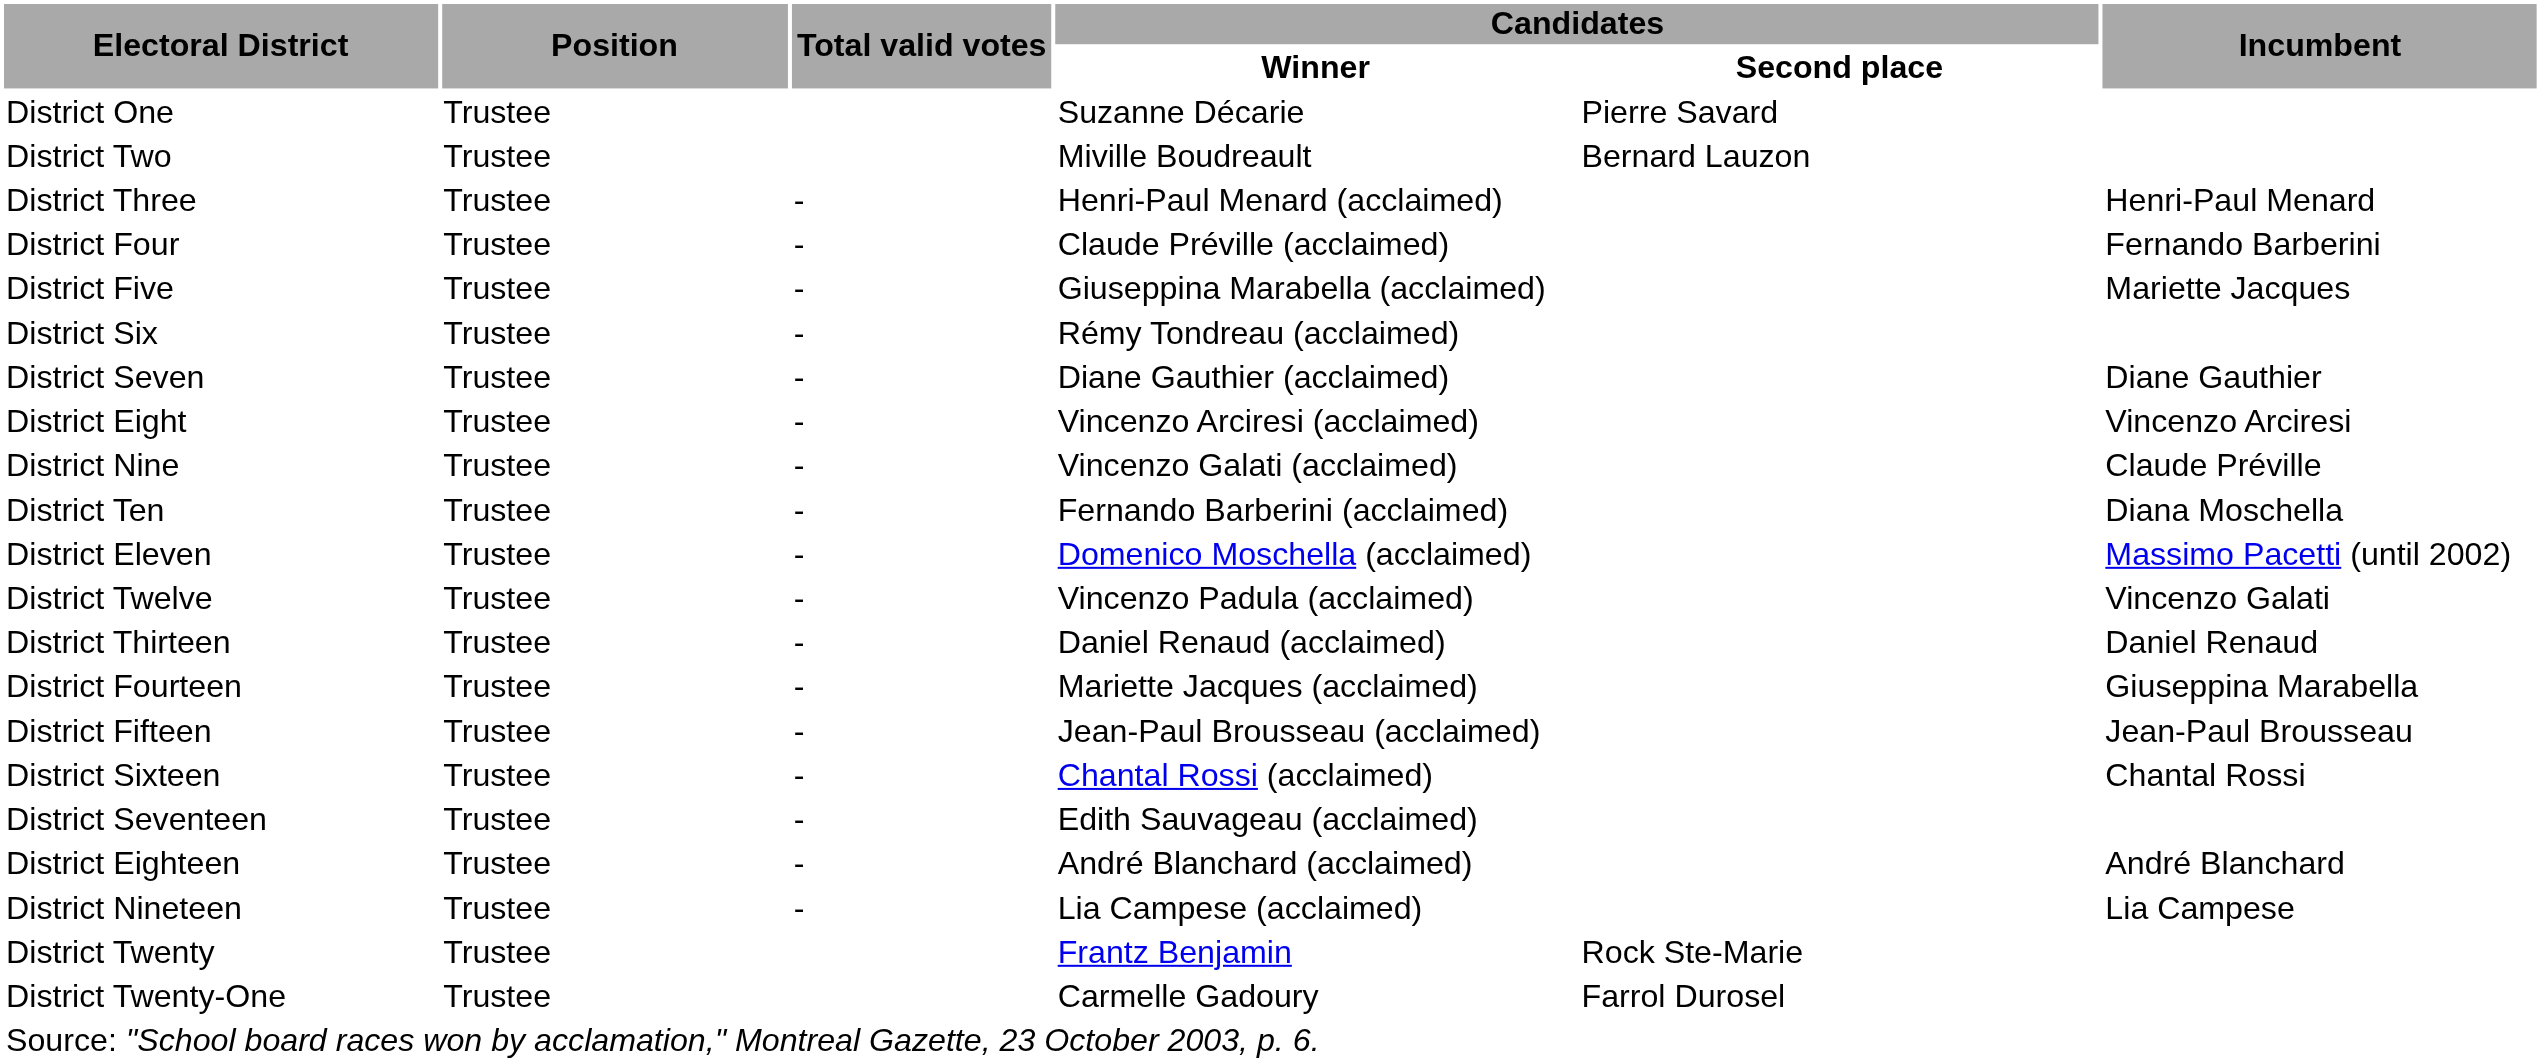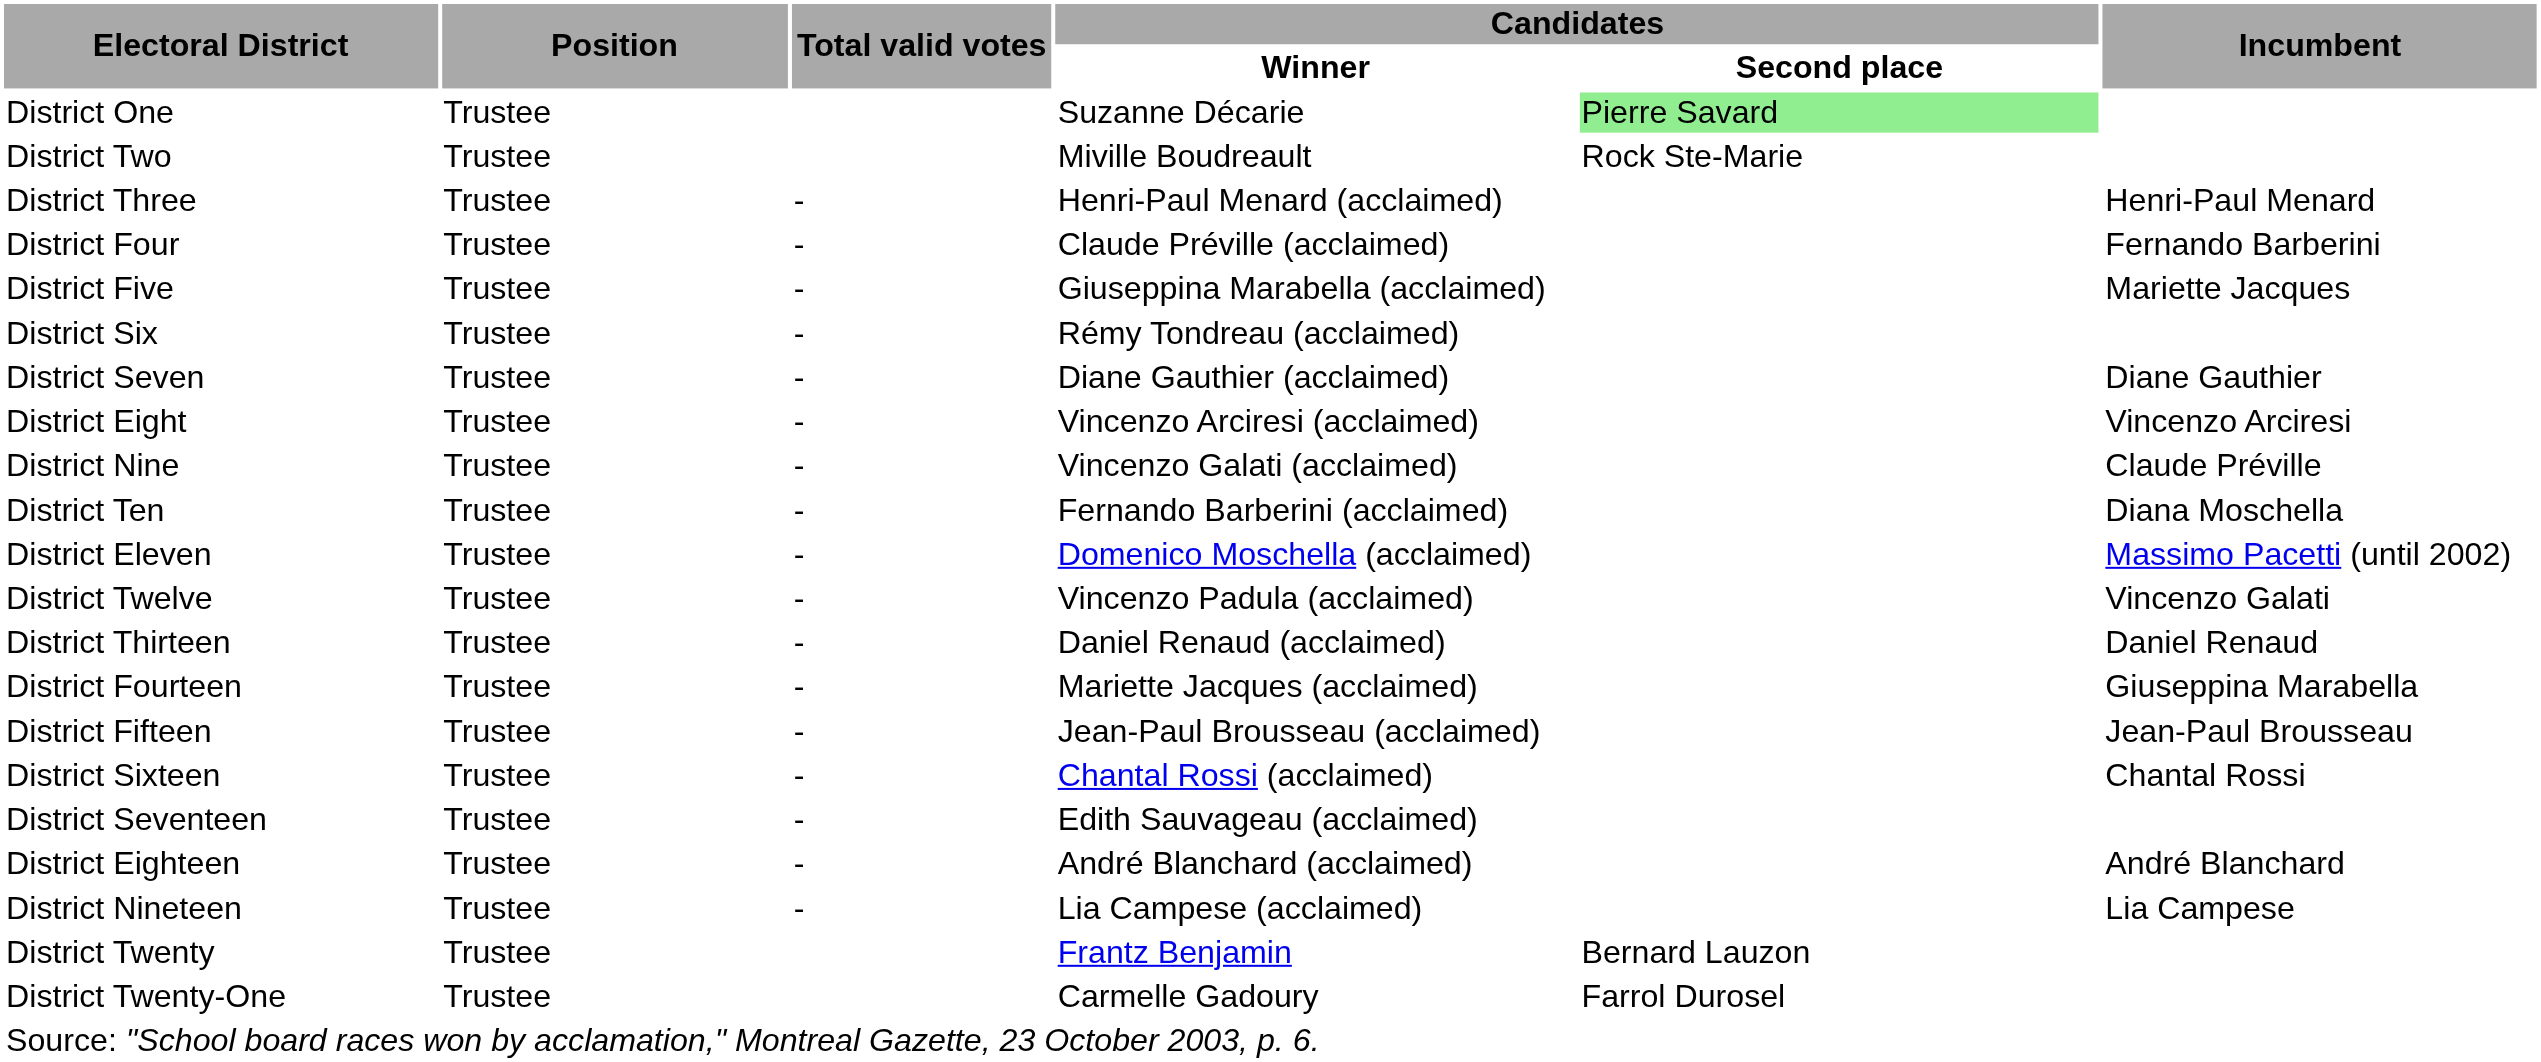(1680, 112) no background -> (1680, 112) lightgreen background
(1696, 156) Bernard Lauzon -> (1692, 156) Rock Ste-Marie
(1692, 952) Rock Ste-Marie -> (1696, 952) Bernard Lauzon
